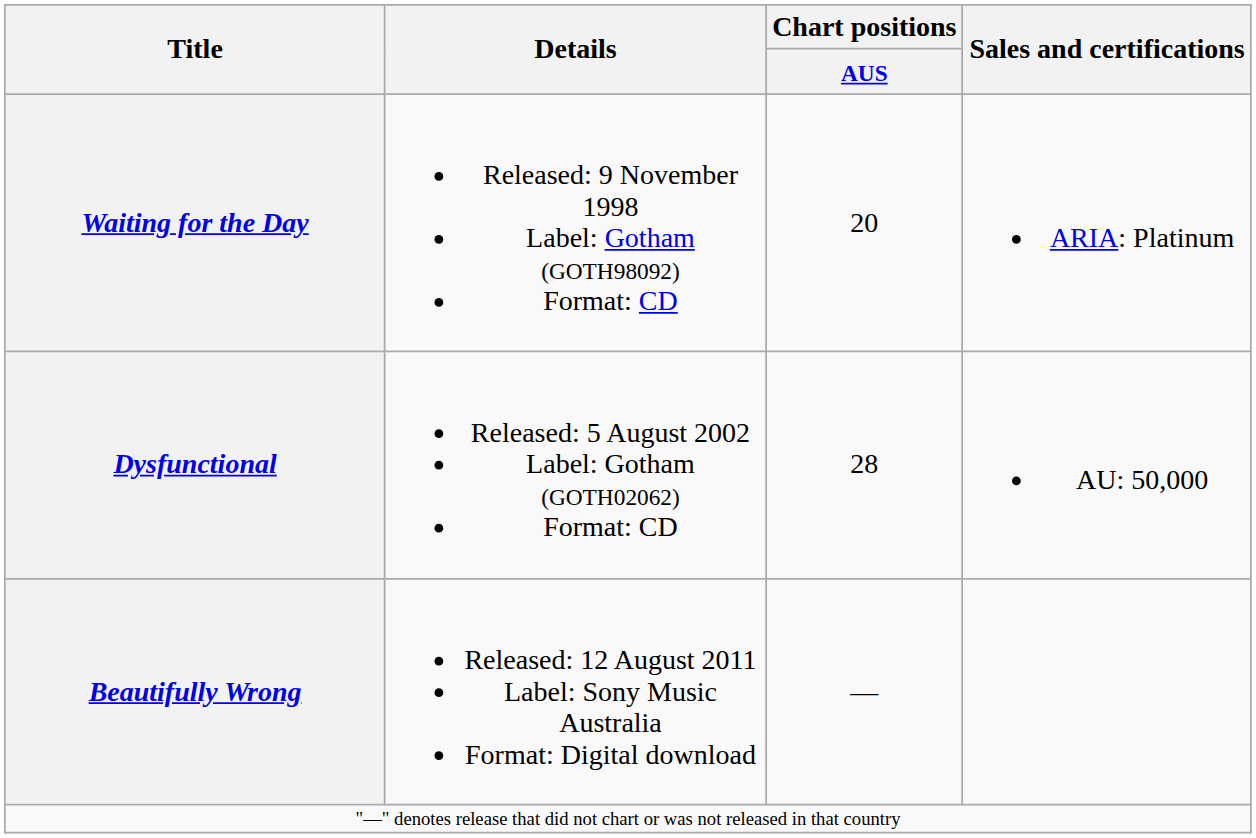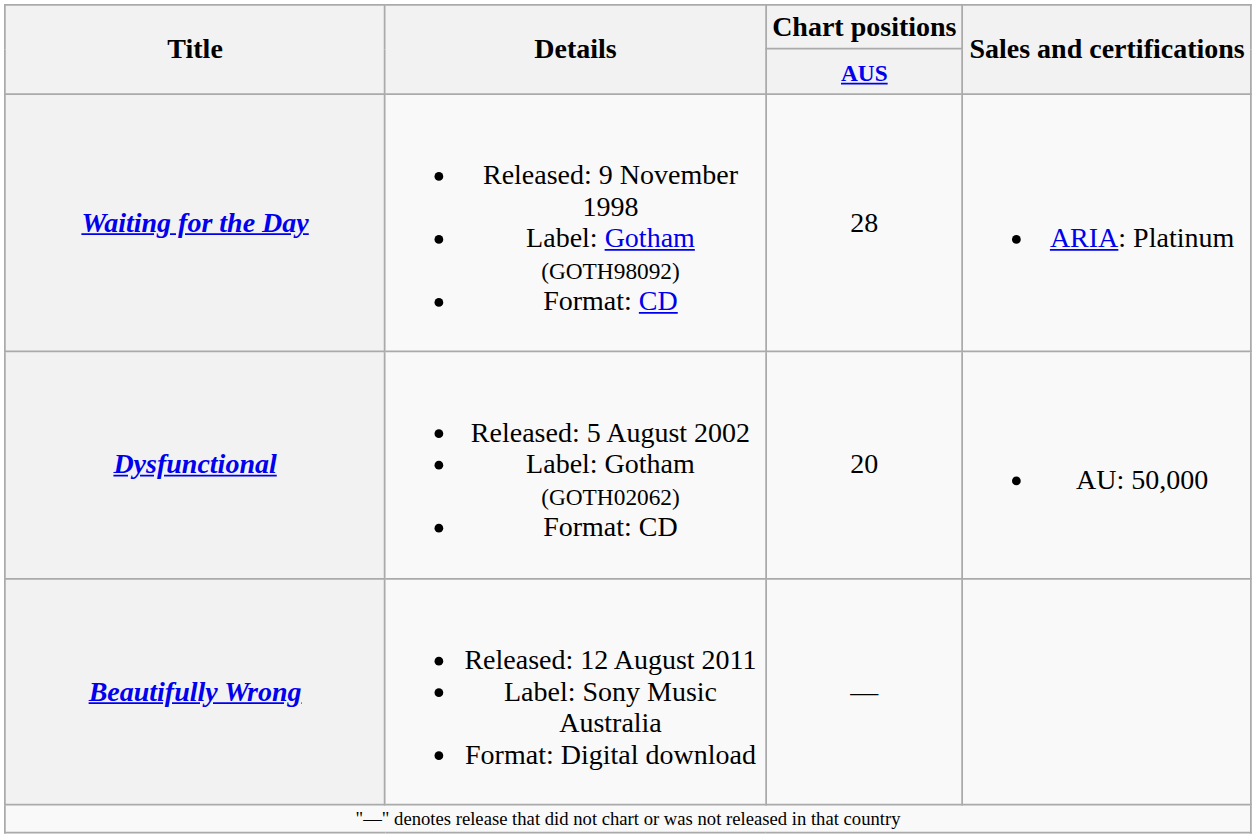(864, 222) 20 -> (864, 222) 28
(864, 464) 28 -> (864, 464) 20
